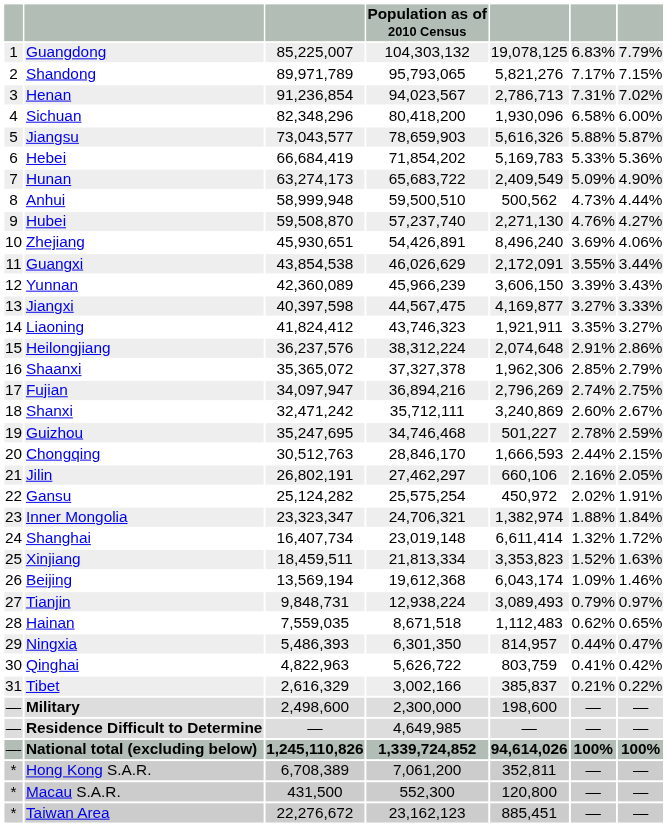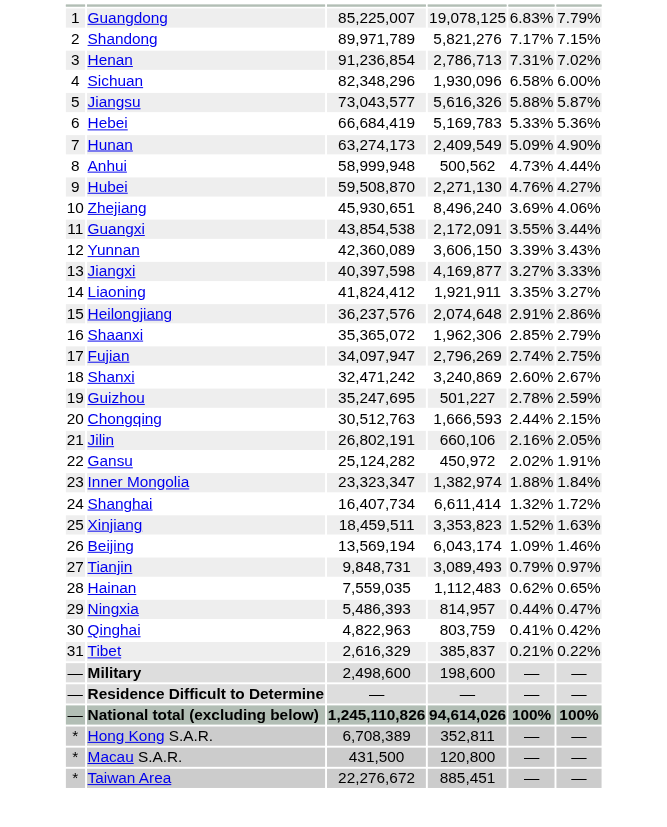- column: (427, 22)
